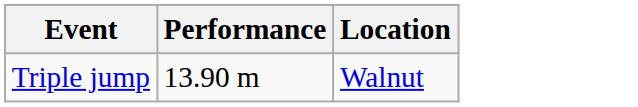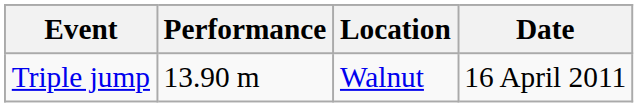+ column: (545, 28)
